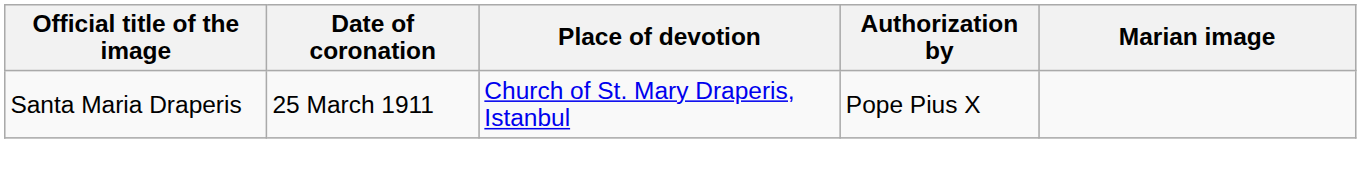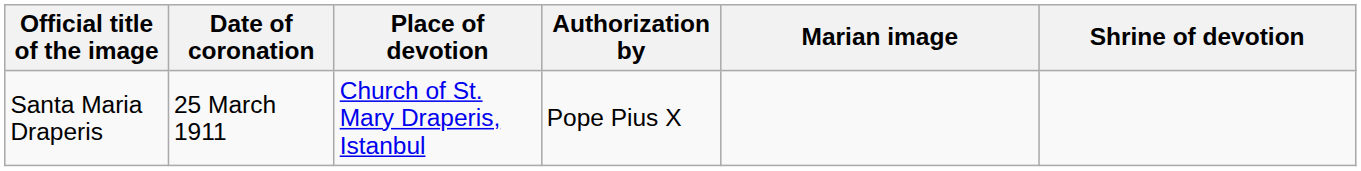+ column: (1197, 37)
